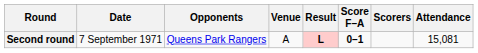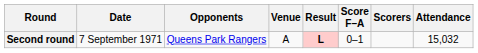(355, 39) bold -> (355, 39) normal
(443, 39) 15,081 -> (443, 39) 15,032
